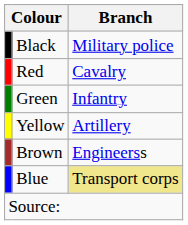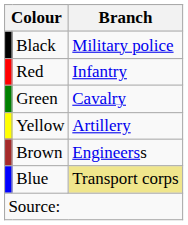(99, 71) Cavalry -> (100, 71) Infantry
(100, 98) Infantry -> (99, 98) Cavalry
